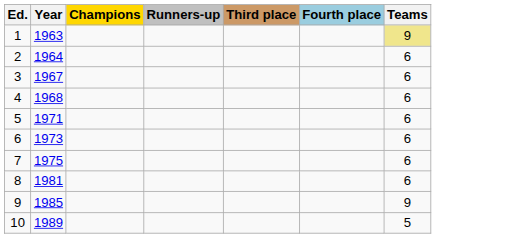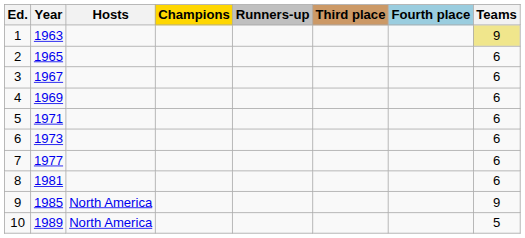+ column: (111, 14)
(48, 56) 1964 -> (48, 56) 1965
(48, 98) 1968 -> (48, 98) 1969
(48, 160) 1975 -> (48, 160) 1977
